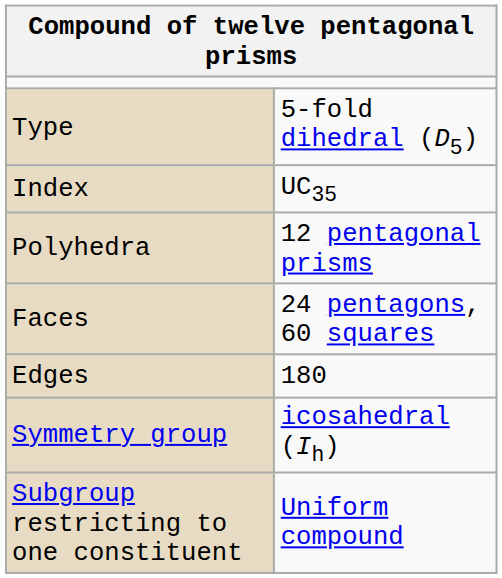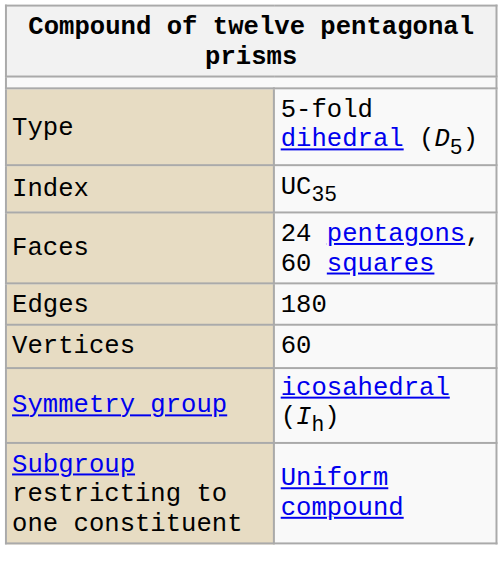- row: (81, 248)
+ row: (74, 346)
